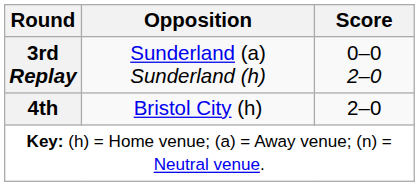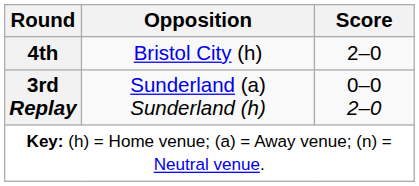rows swapped: (43, 64) <-> (43, 108)
